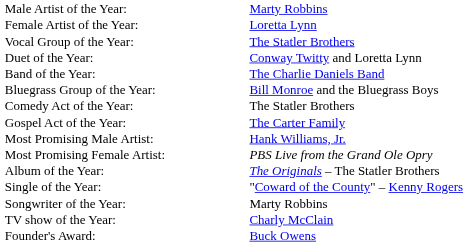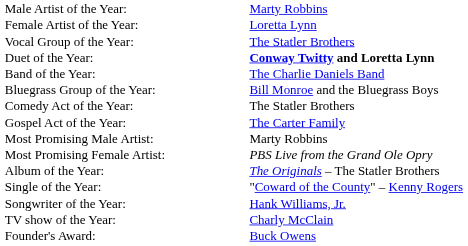(336, 57) normal -> (342, 57) bold
(298, 138) Hank Williams, Jr. -> (288, 138) Marty Robbins
(288, 203) Marty Robbins -> (298, 203) Hank Williams, Jr.
